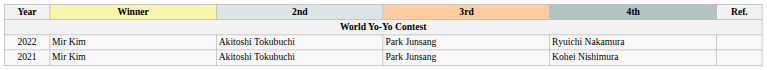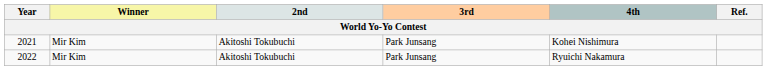rows swapped: (27, 57) <-> (27, 42)
